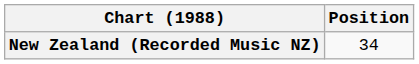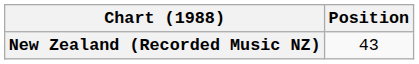(369, 46) 34 -> (369, 46) 43
